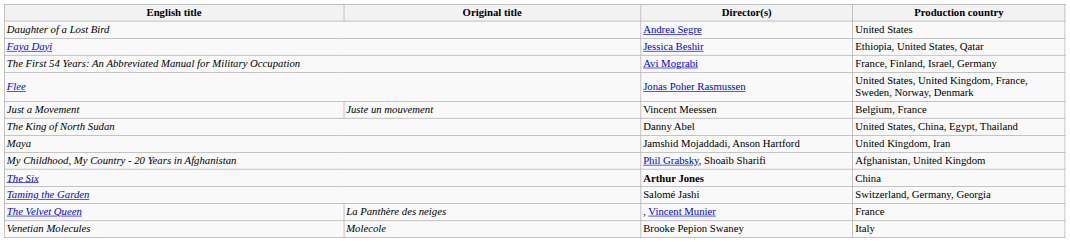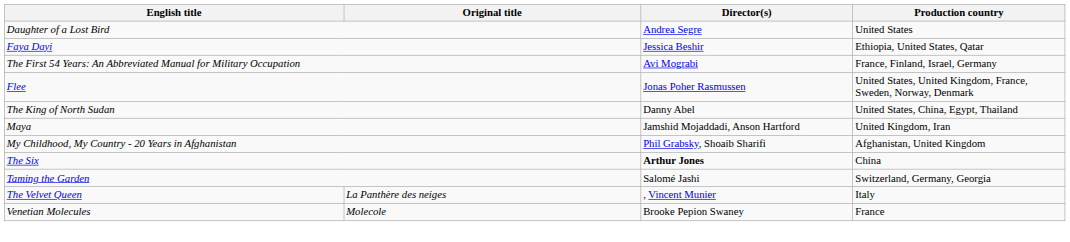- row: (43, 110)
(870, 212) France -> (865, 195) Italy
(865, 229) Italy -> (870, 212) France
